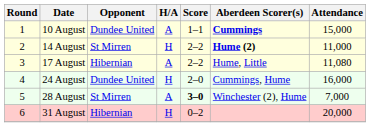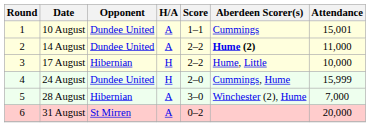(237, 29) bold -> (236, 29) normal
(337, 29) 15,000 -> (337, 29) 15,001
(111, 46) St Mirren -> (122, 46) Dundee United
(169, 46) H -> (169, 46) A
(169, 63) A -> (169, 63) H
(337, 63) 11,080 -> (337, 63) 10,000
(337, 79) 16,000 -> (337, 79) 15,999
(111, 96) St Mirren -> (111, 96) Hibernian
(195, 96) bold -> (195, 96) normal
(111, 113) Hibernian -> (111, 113) St Mirren
(169, 113) H -> (169, 113) A
